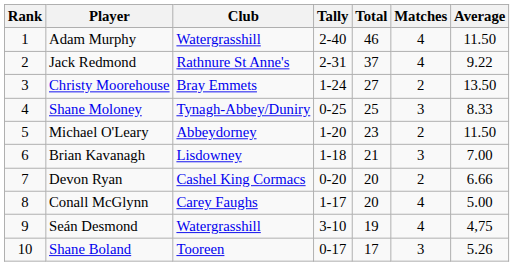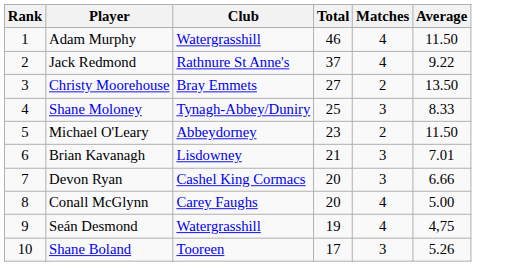- column: (333, 16)
(480, 156) 7.00 -> (442, 156) 7.01
(421, 179) 2 -> (383, 179) 3
